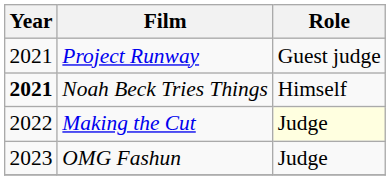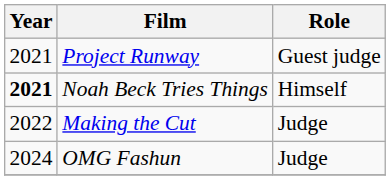(303, 123) lightyellow background -> (303, 123) no background
(31, 157) 2023 -> (31, 157) 2024
